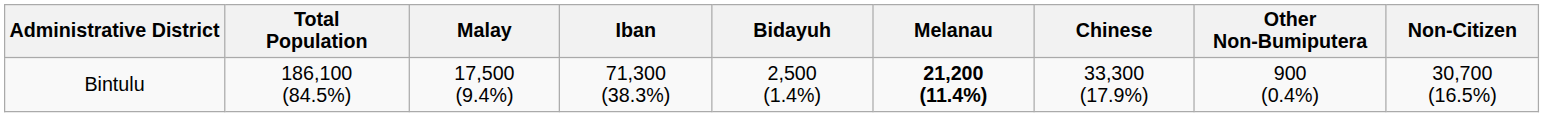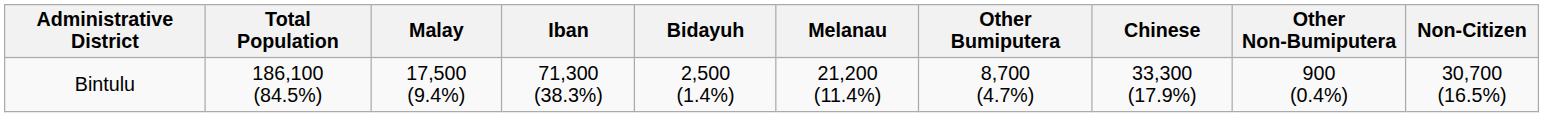+ column: (1005, 31)
(953, 84) bold -> (848, 84) normal
